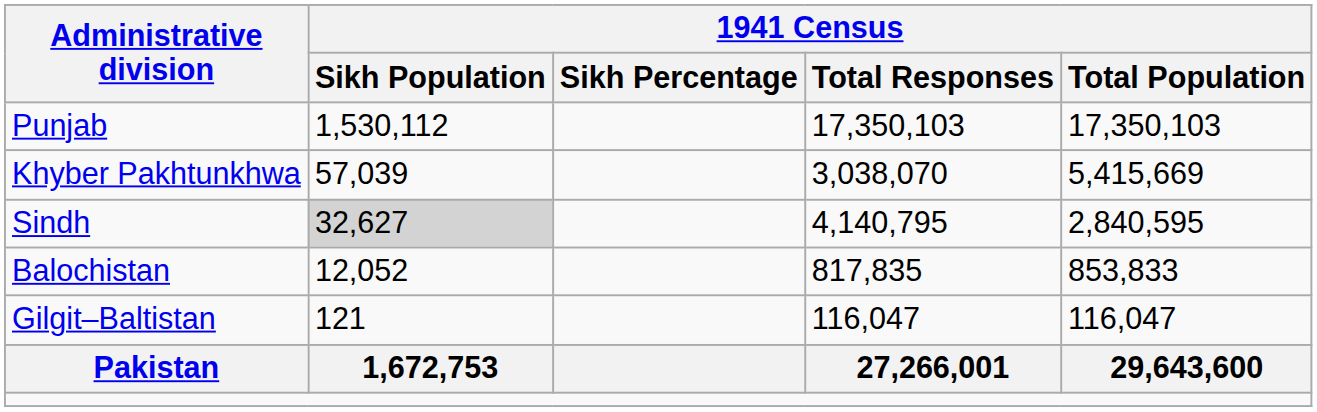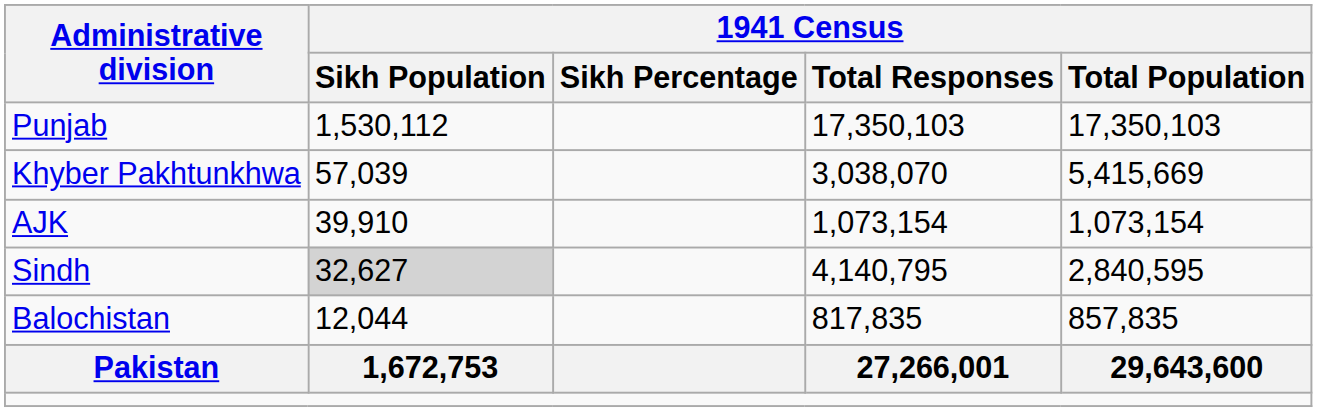+ row: (40, 222)
(362, 271) 12,052 -> (362, 319) 12,044
(1123, 271) 853,833 -> (1123, 319) 857,835
- row: (114, 319)
